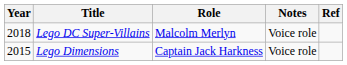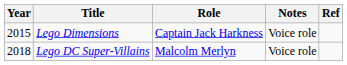rows swapped: (78, 51) <-> (93, 32)
